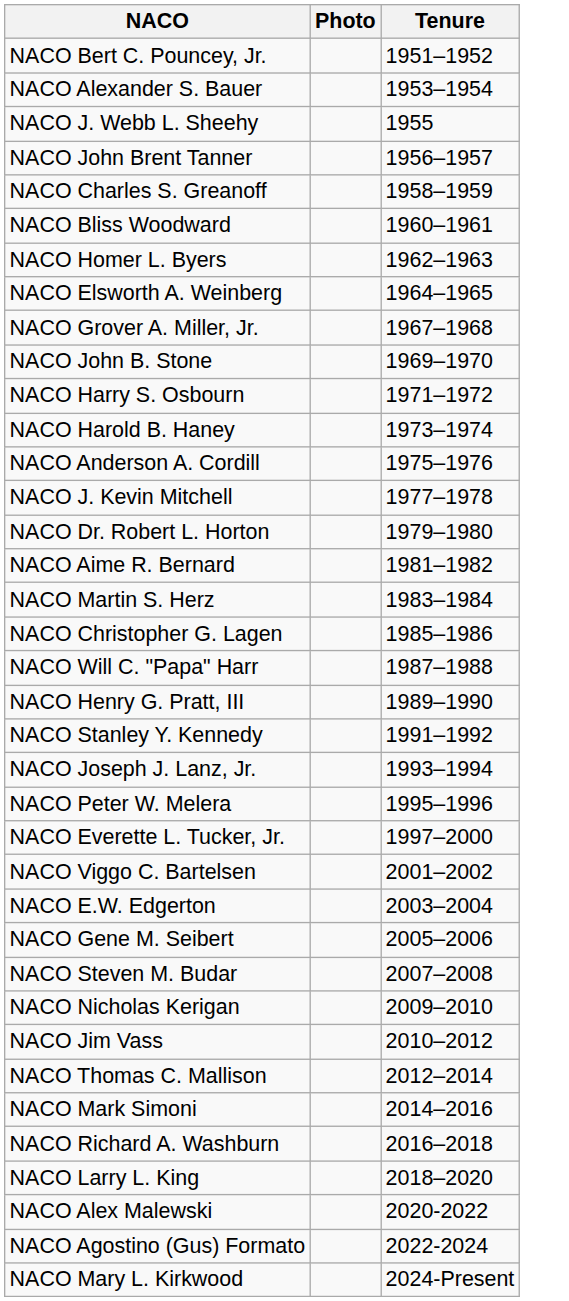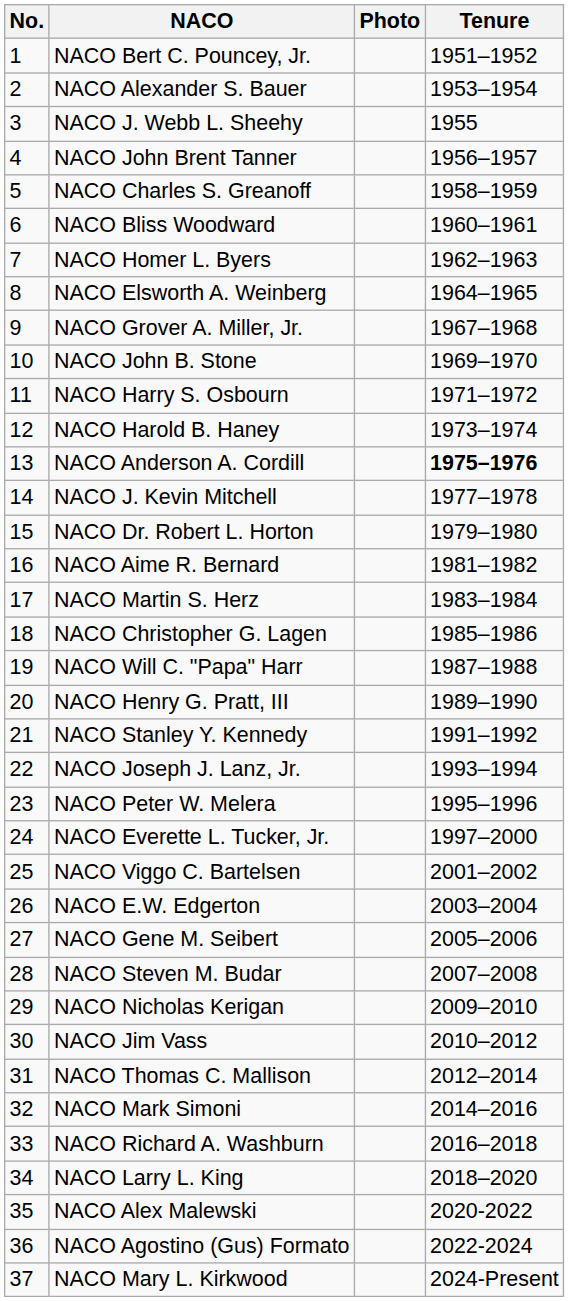+ column: (27, 21)
(439, 463) normal -> (484, 463) bold
